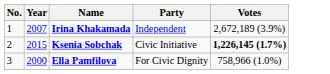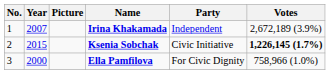+ column: (68, 12)
